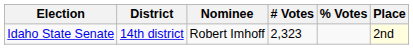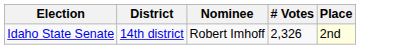- column: (344, 14)
(286, 34) 2,323 -> (286, 34) 2,326
